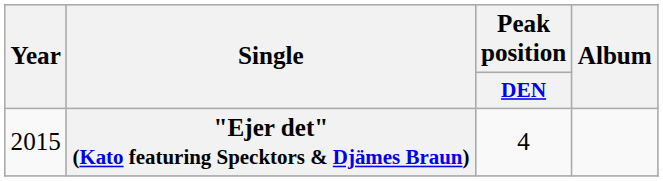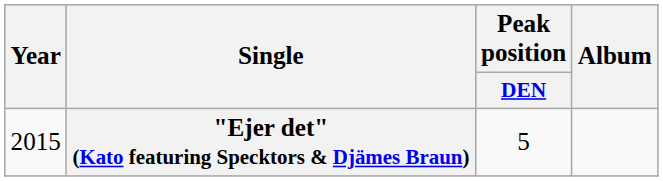(524, 141) 4 -> (524, 141) 5
